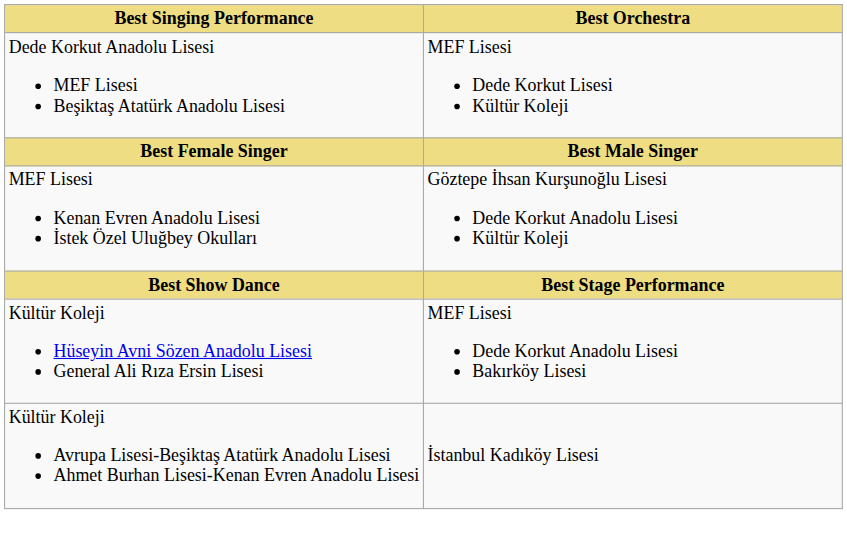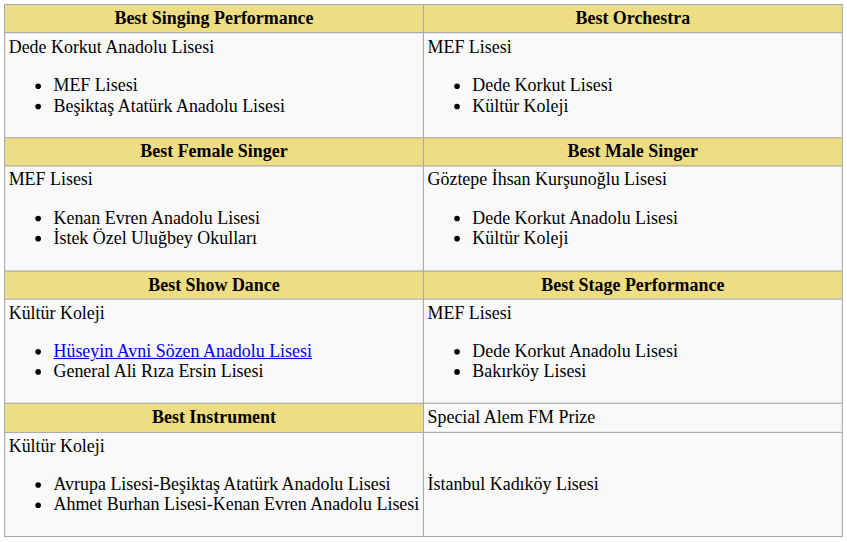+ row: (214, 417)
